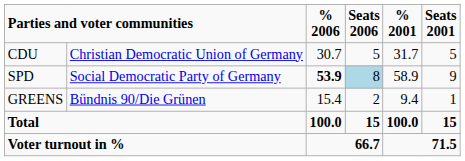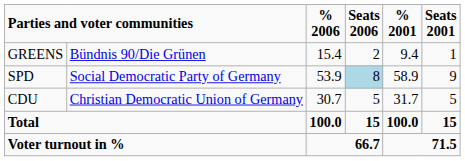rows swapped: (23, 54) <-> (35, 99)
(329, 76) bold -> (329, 76) normal
